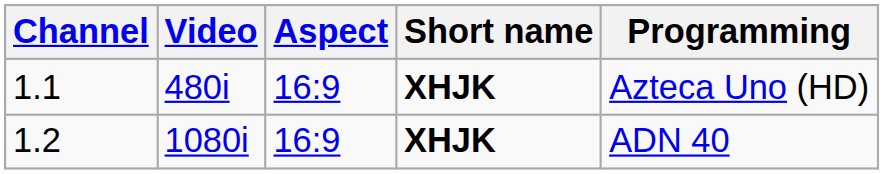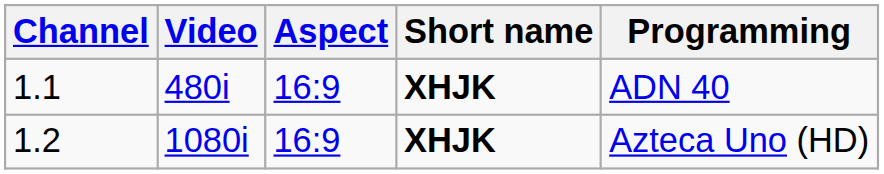(739, 86) Azteca Uno (HD) -> (669, 86) ADN 40
(669, 140) ADN 40 -> (739, 140) Azteca Uno (HD)
